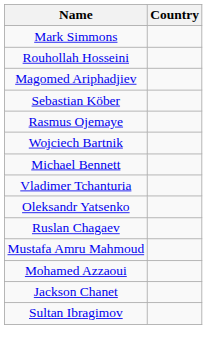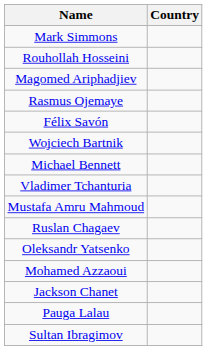- row: (76, 100)
+ row: (76, 121)
rows swapped: (76, 249) <-> (76, 206)
+ row: (76, 313)
